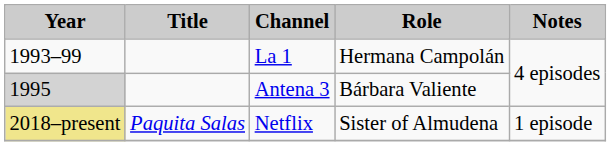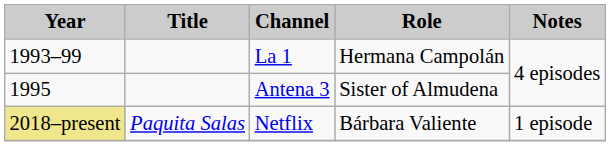(30, 89) lightgrey background -> (30, 89) no background
(408, 89) Bárbara Valiente -> (419, 89) Sister of Almudena
(419, 123) Sister of Almudena -> (408, 123) Bárbara Valiente
